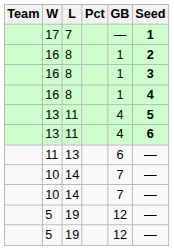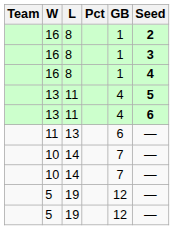- row: (52, 34)
